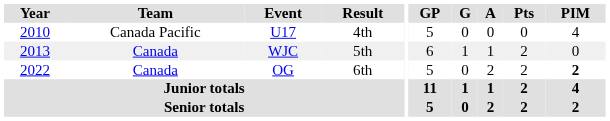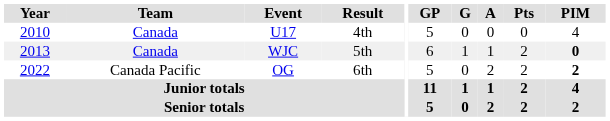(155, 32) Canada Pacific -> (155, 32) Canada
(575, 51) normal -> (575, 51) bold
(155, 69) Canada -> (155, 69) Canada Pacific
